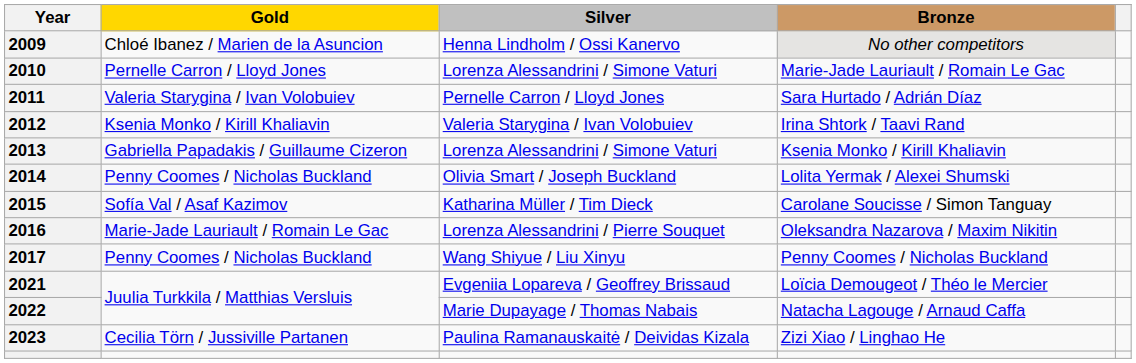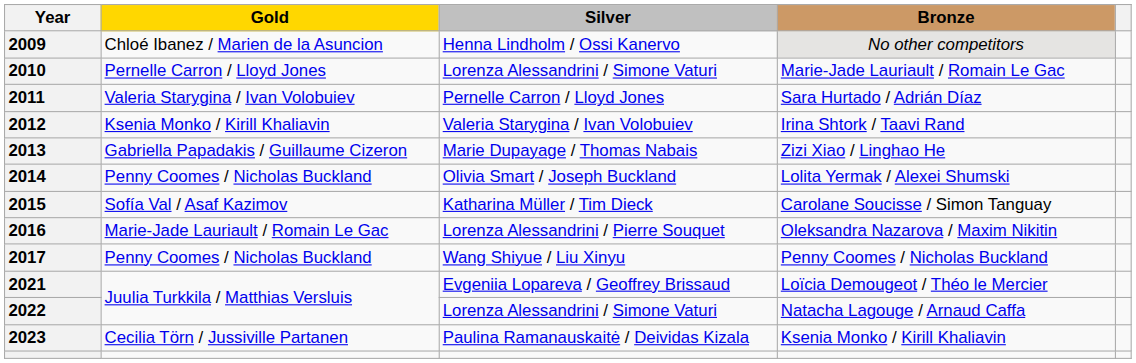(580, 151) Lorenza Alessandrini / Simone Vaturi -> (570, 151) Marie Dupayage / Thomas Nabais
(893, 151) Ksenia Monko / Kirill Khaliavin -> (863, 151) Zizi Xiao / Linghao He
(570, 310) Marie Dupayage / Thomas Nabais -> (580, 310) Lorenza Alessandrini / Simone Vaturi
(863, 337) Zizi Xiao / Linghao He -> (893, 337) Ksenia Monko / Kirill Khaliavin
